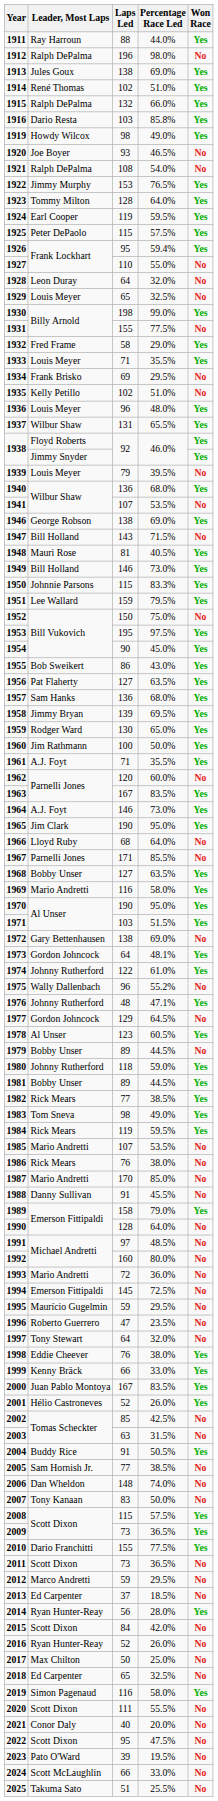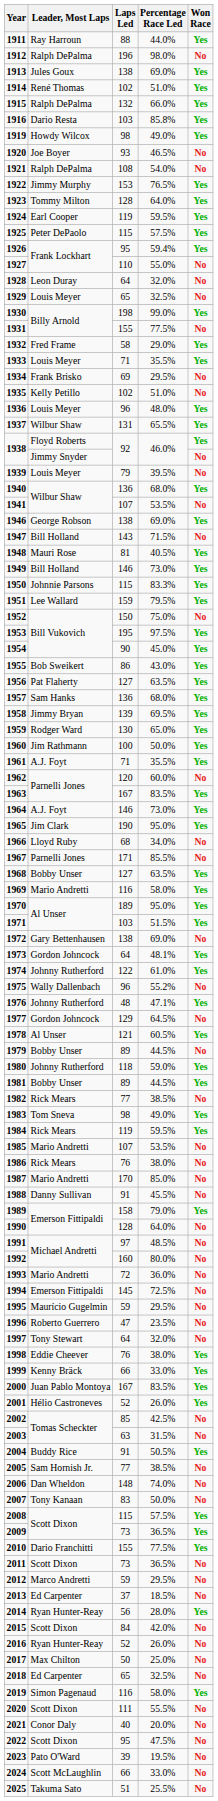(201, 457) Yes -> (201, 457) No
(163, 842) 64.0% -> (163, 842) 34.0%
(125, 906) 190 -> (125, 906) 189
(125, 1034) 123 -> (125, 1034) 121
(201, 1098) Yes -> (201, 1098) No
